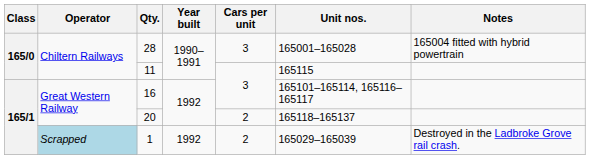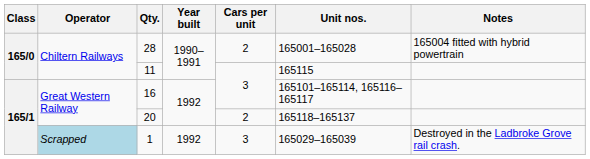(246, 48) 3 -> (246, 48) 2
(246, 140) 2 -> (246, 140) 3
